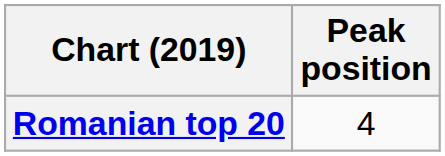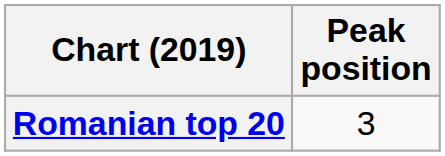(366, 122) 4 -> (366, 122) 3
